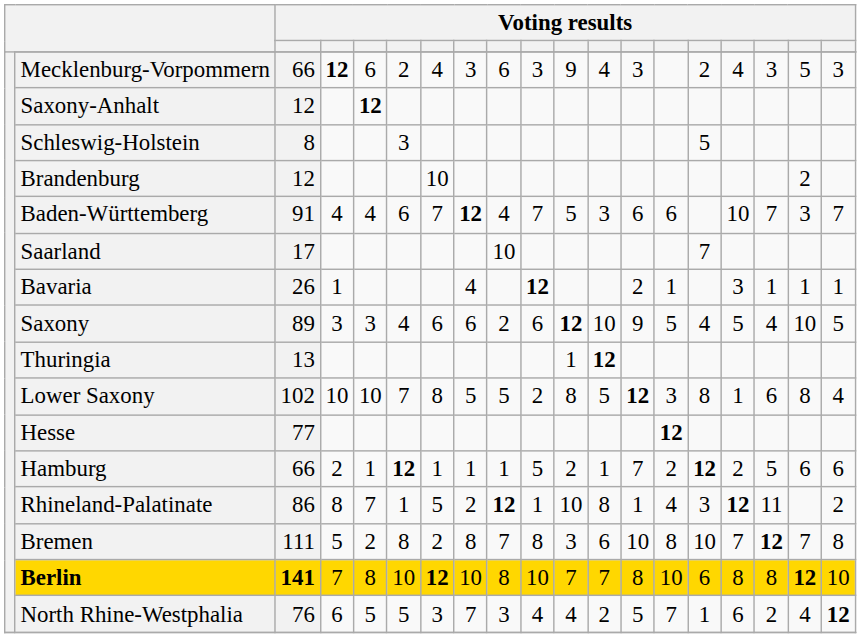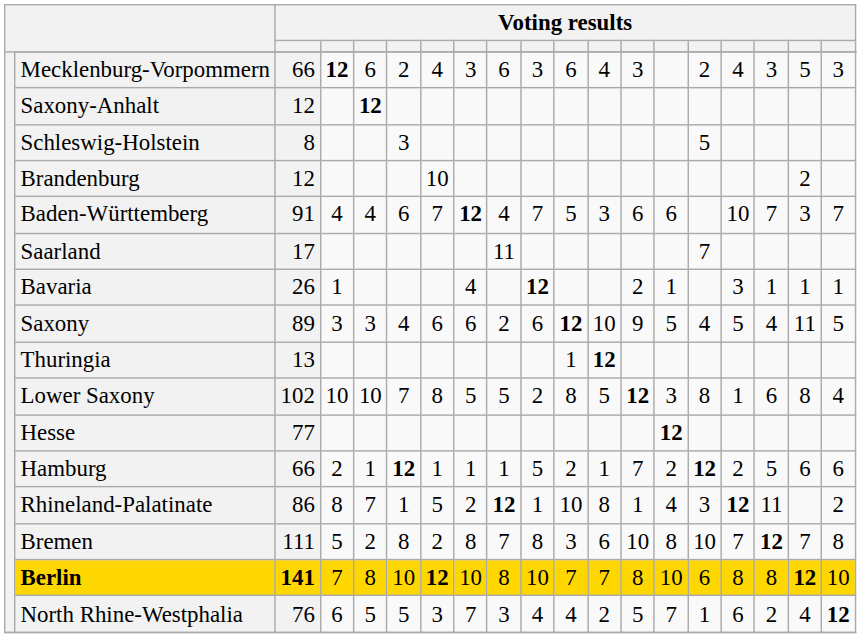(571, 69) 9 -> (571, 69) 6
(504, 250) 10 -> (504, 250) 11
(805, 323) 10 -> (805, 323) 11
